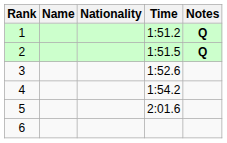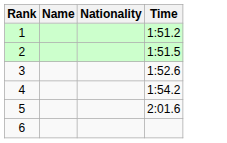- column: (203, 14)
